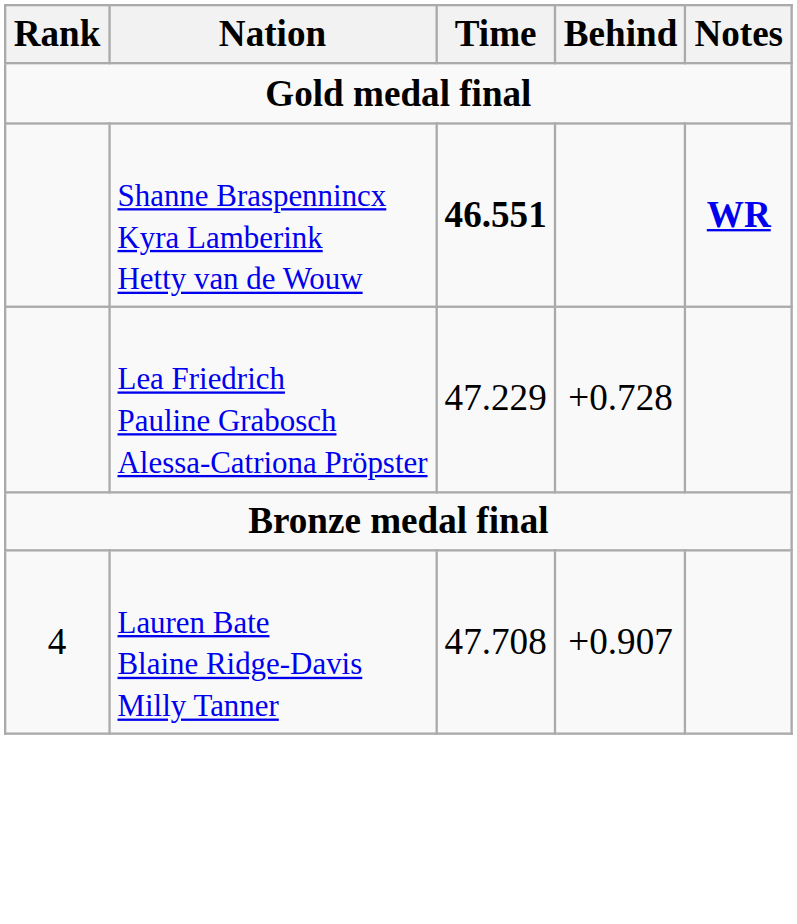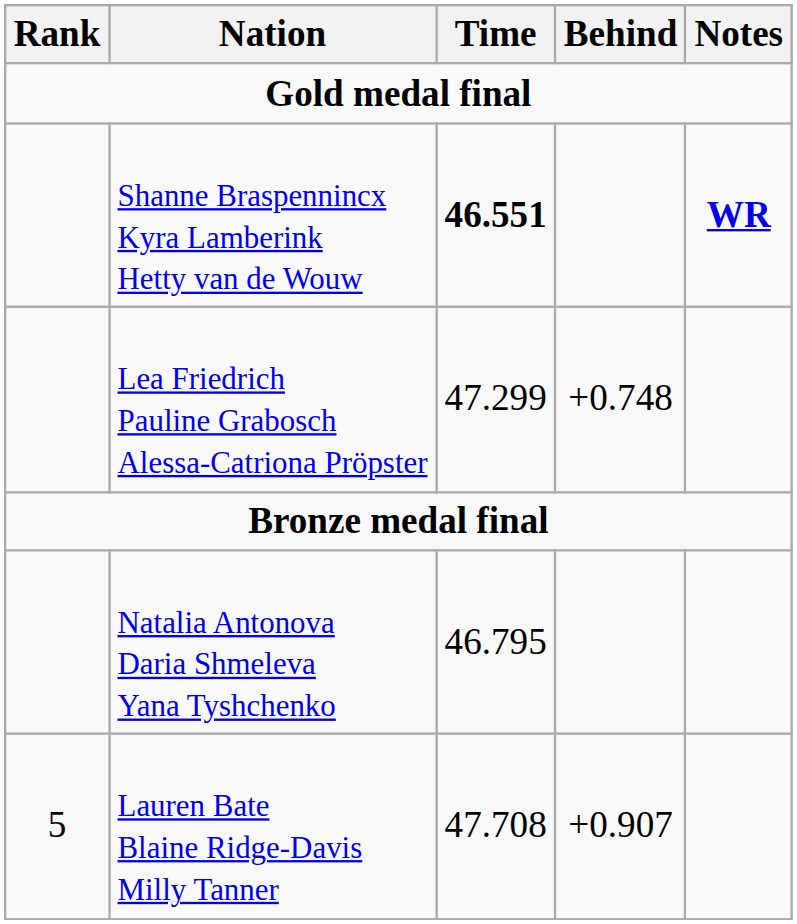(496, 398) 47.229 -> (496, 398) 47.299
(621, 398) +0.728 -> (621, 398) +0.748
+ row: (227, 664)
(57, 641) 4 -> (57, 825) 5
